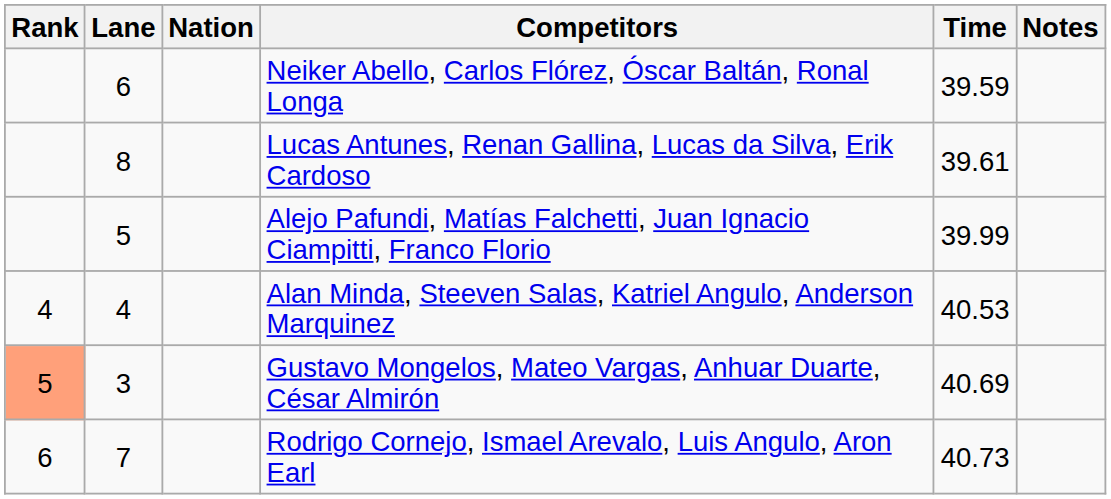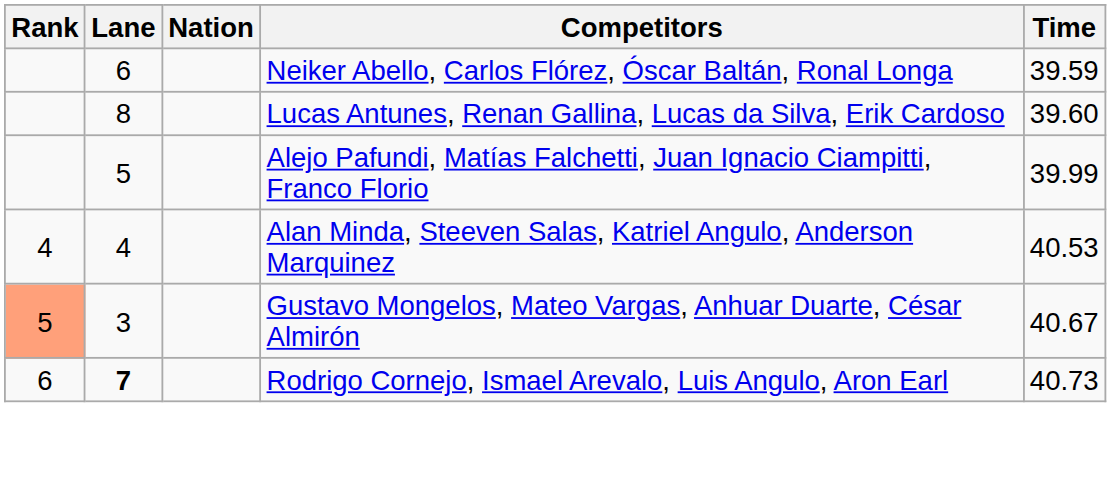- column: (1060, 27)
(975, 160) 39.61 -> (1064, 114) 39.60
(975, 383) 40.69 -> (1064, 322) 40.67
(123, 457) normal -> (123, 380) bold
